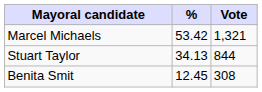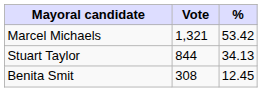columns swapped: (234, 14) <-> (192, 14)
